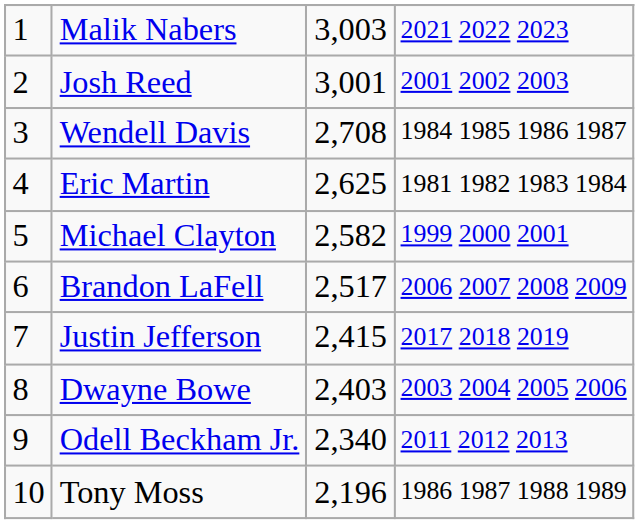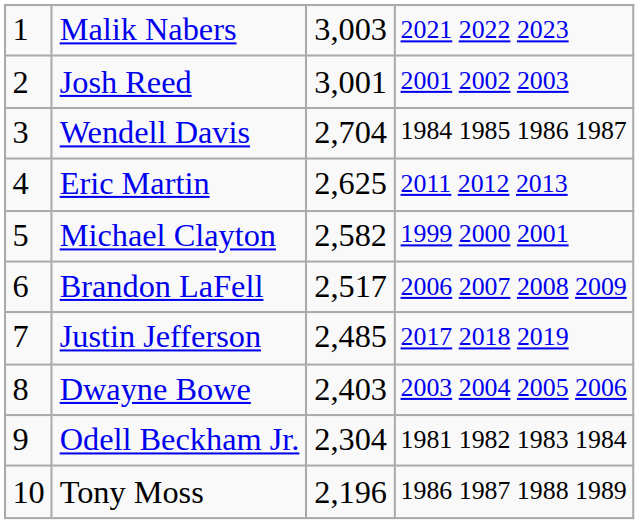(351, 132) 2,708 -> (351, 132) 2,704
(514, 183) 1981 1982 1983 1984 -> (484, 183) 2011 2012 2013
(351, 337) 2,415 -> (351, 337) 2,485
(351, 440) 2,340 -> (351, 440) 2,304
(484, 440) 2011 2012 2013 -> (514, 440) 1981 1982 1983 1984
